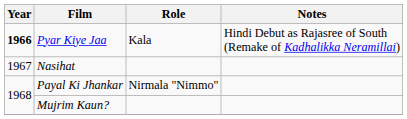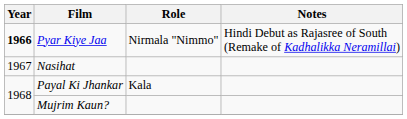(140, 40) Kala -> (173, 40) Nirmala "Nimmo"
(173, 85) Nirmala "Nimmo" -> (140, 85) Kala
